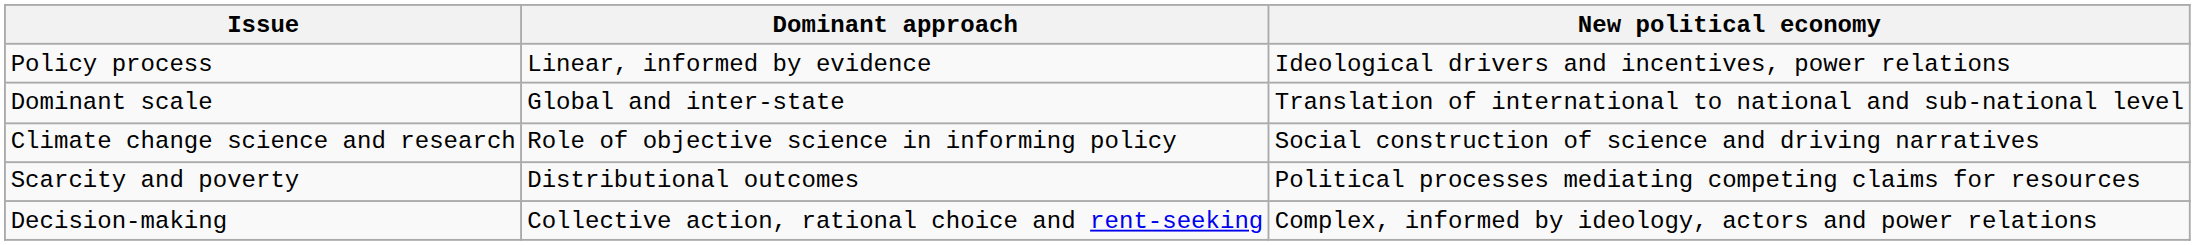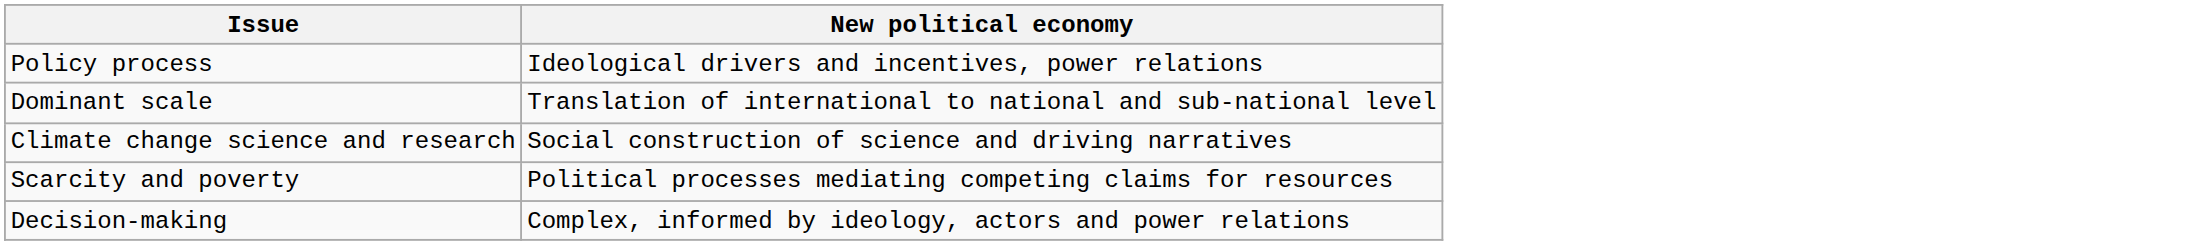- column: (895, 25)
